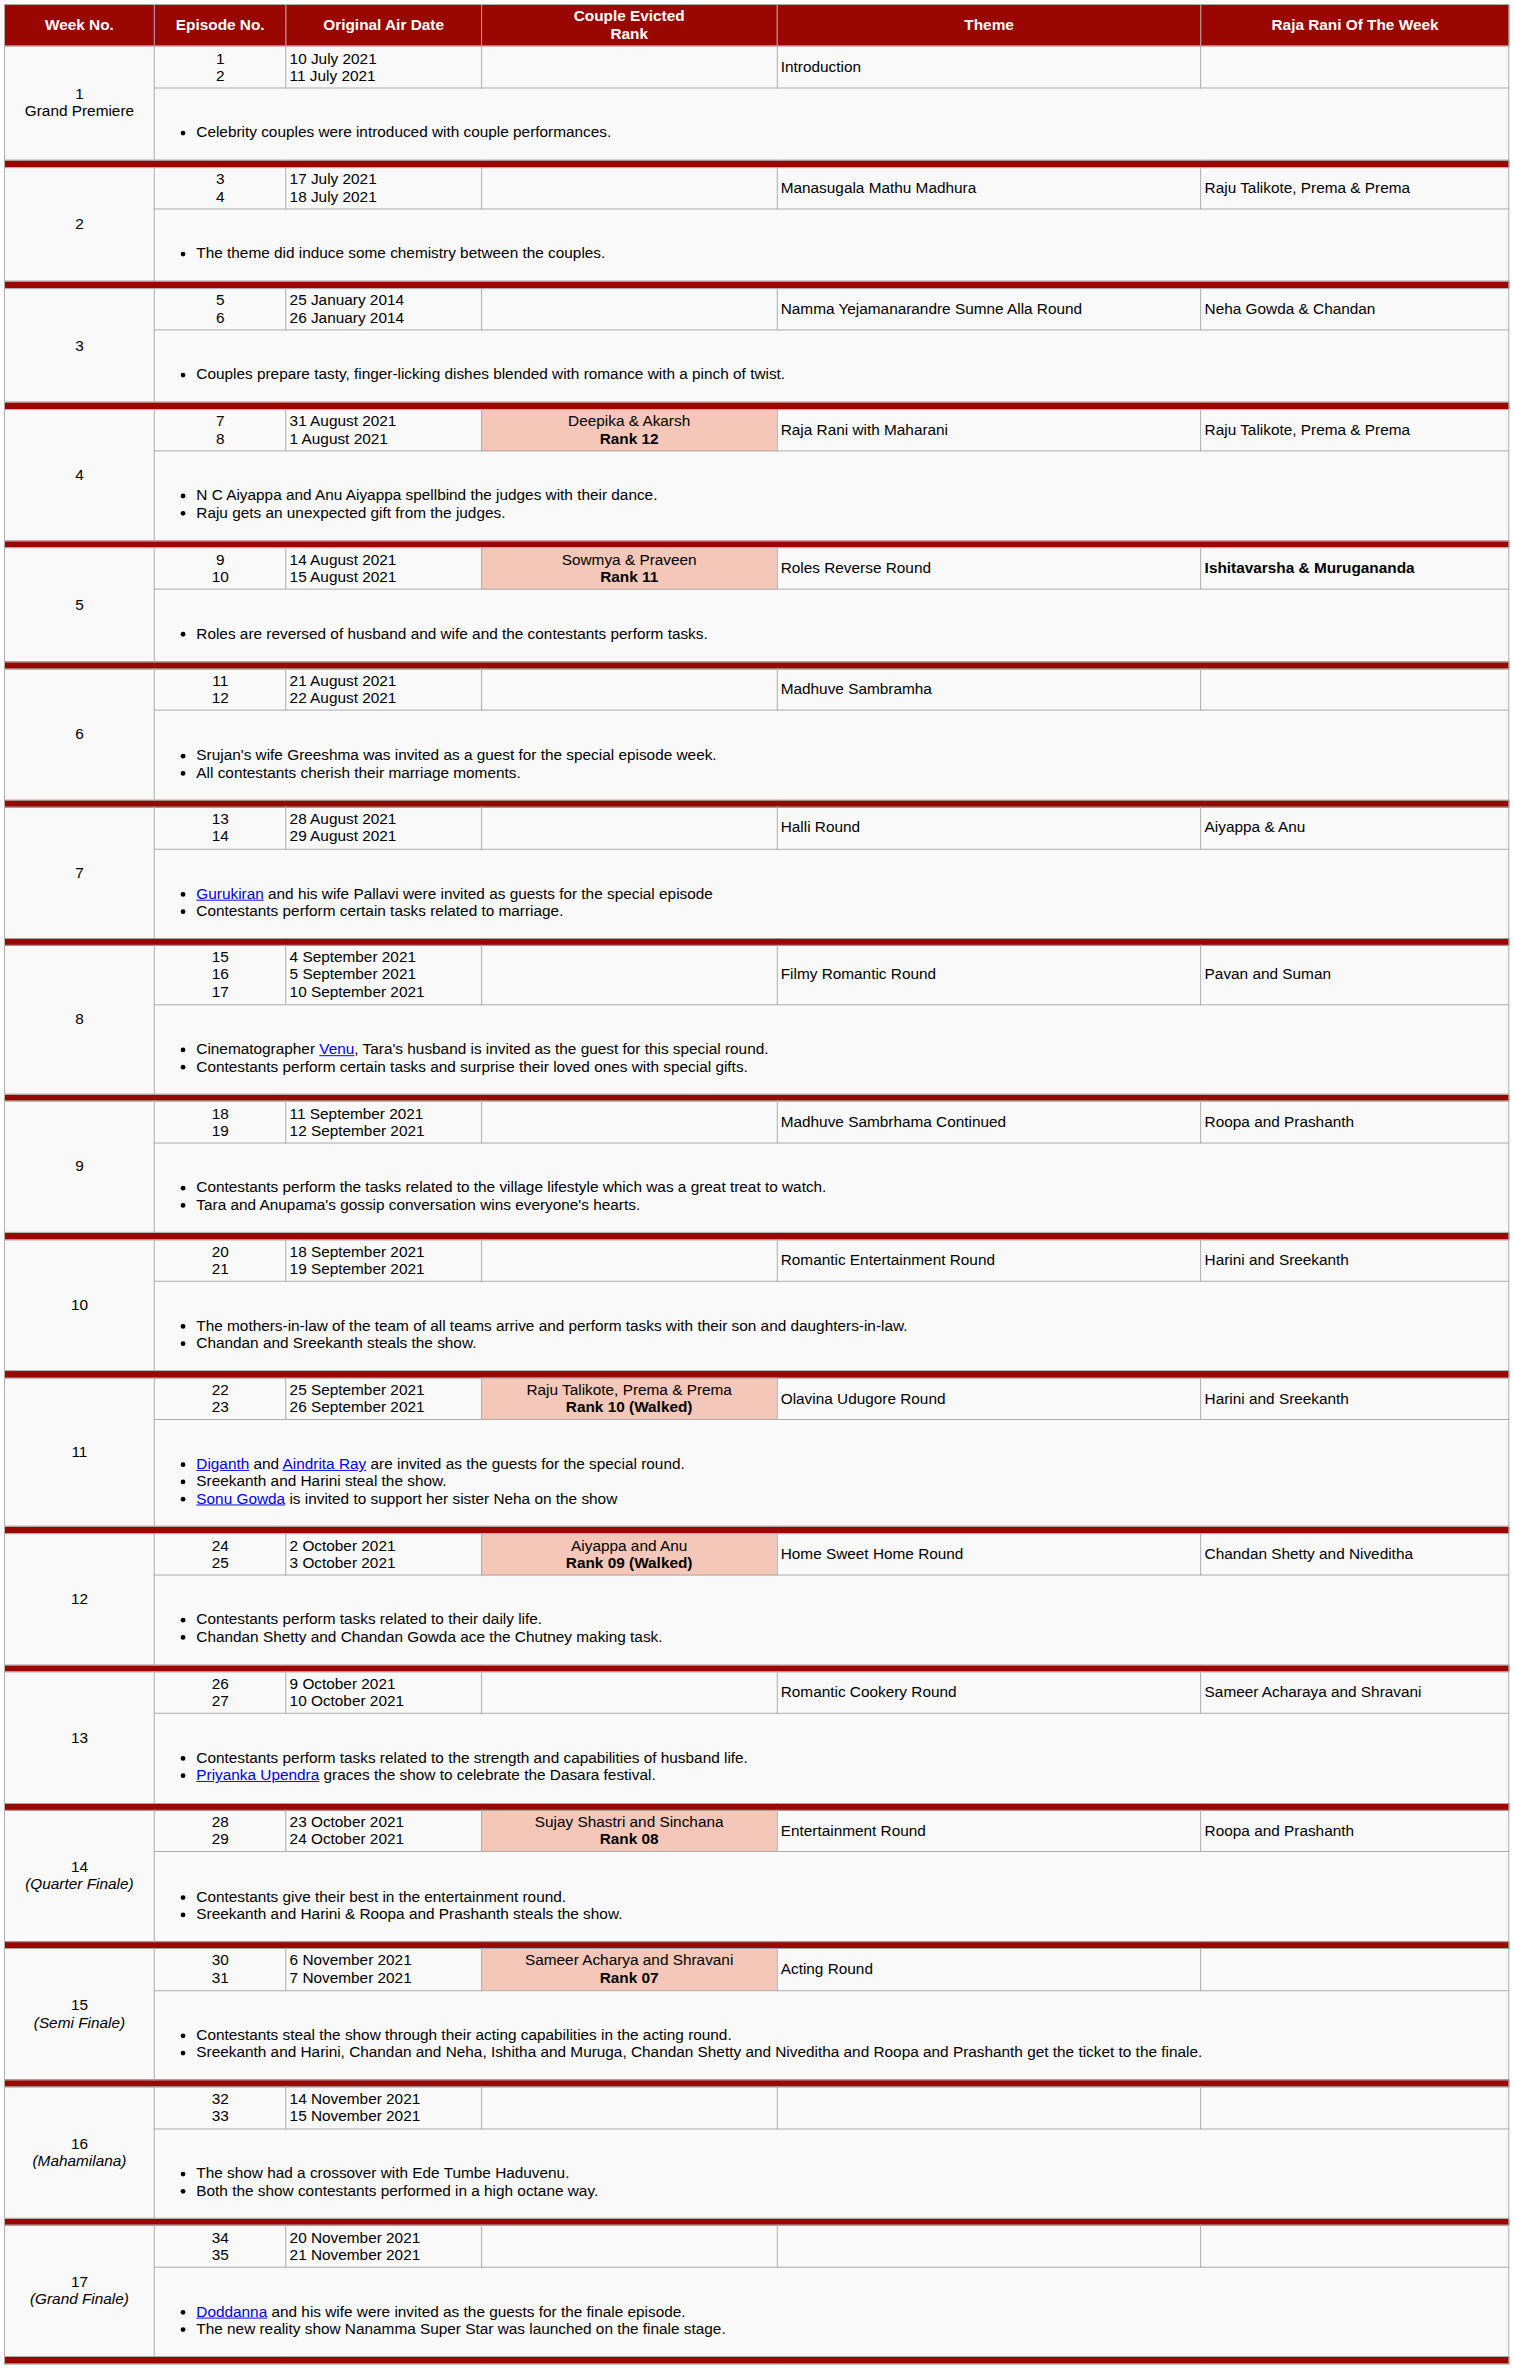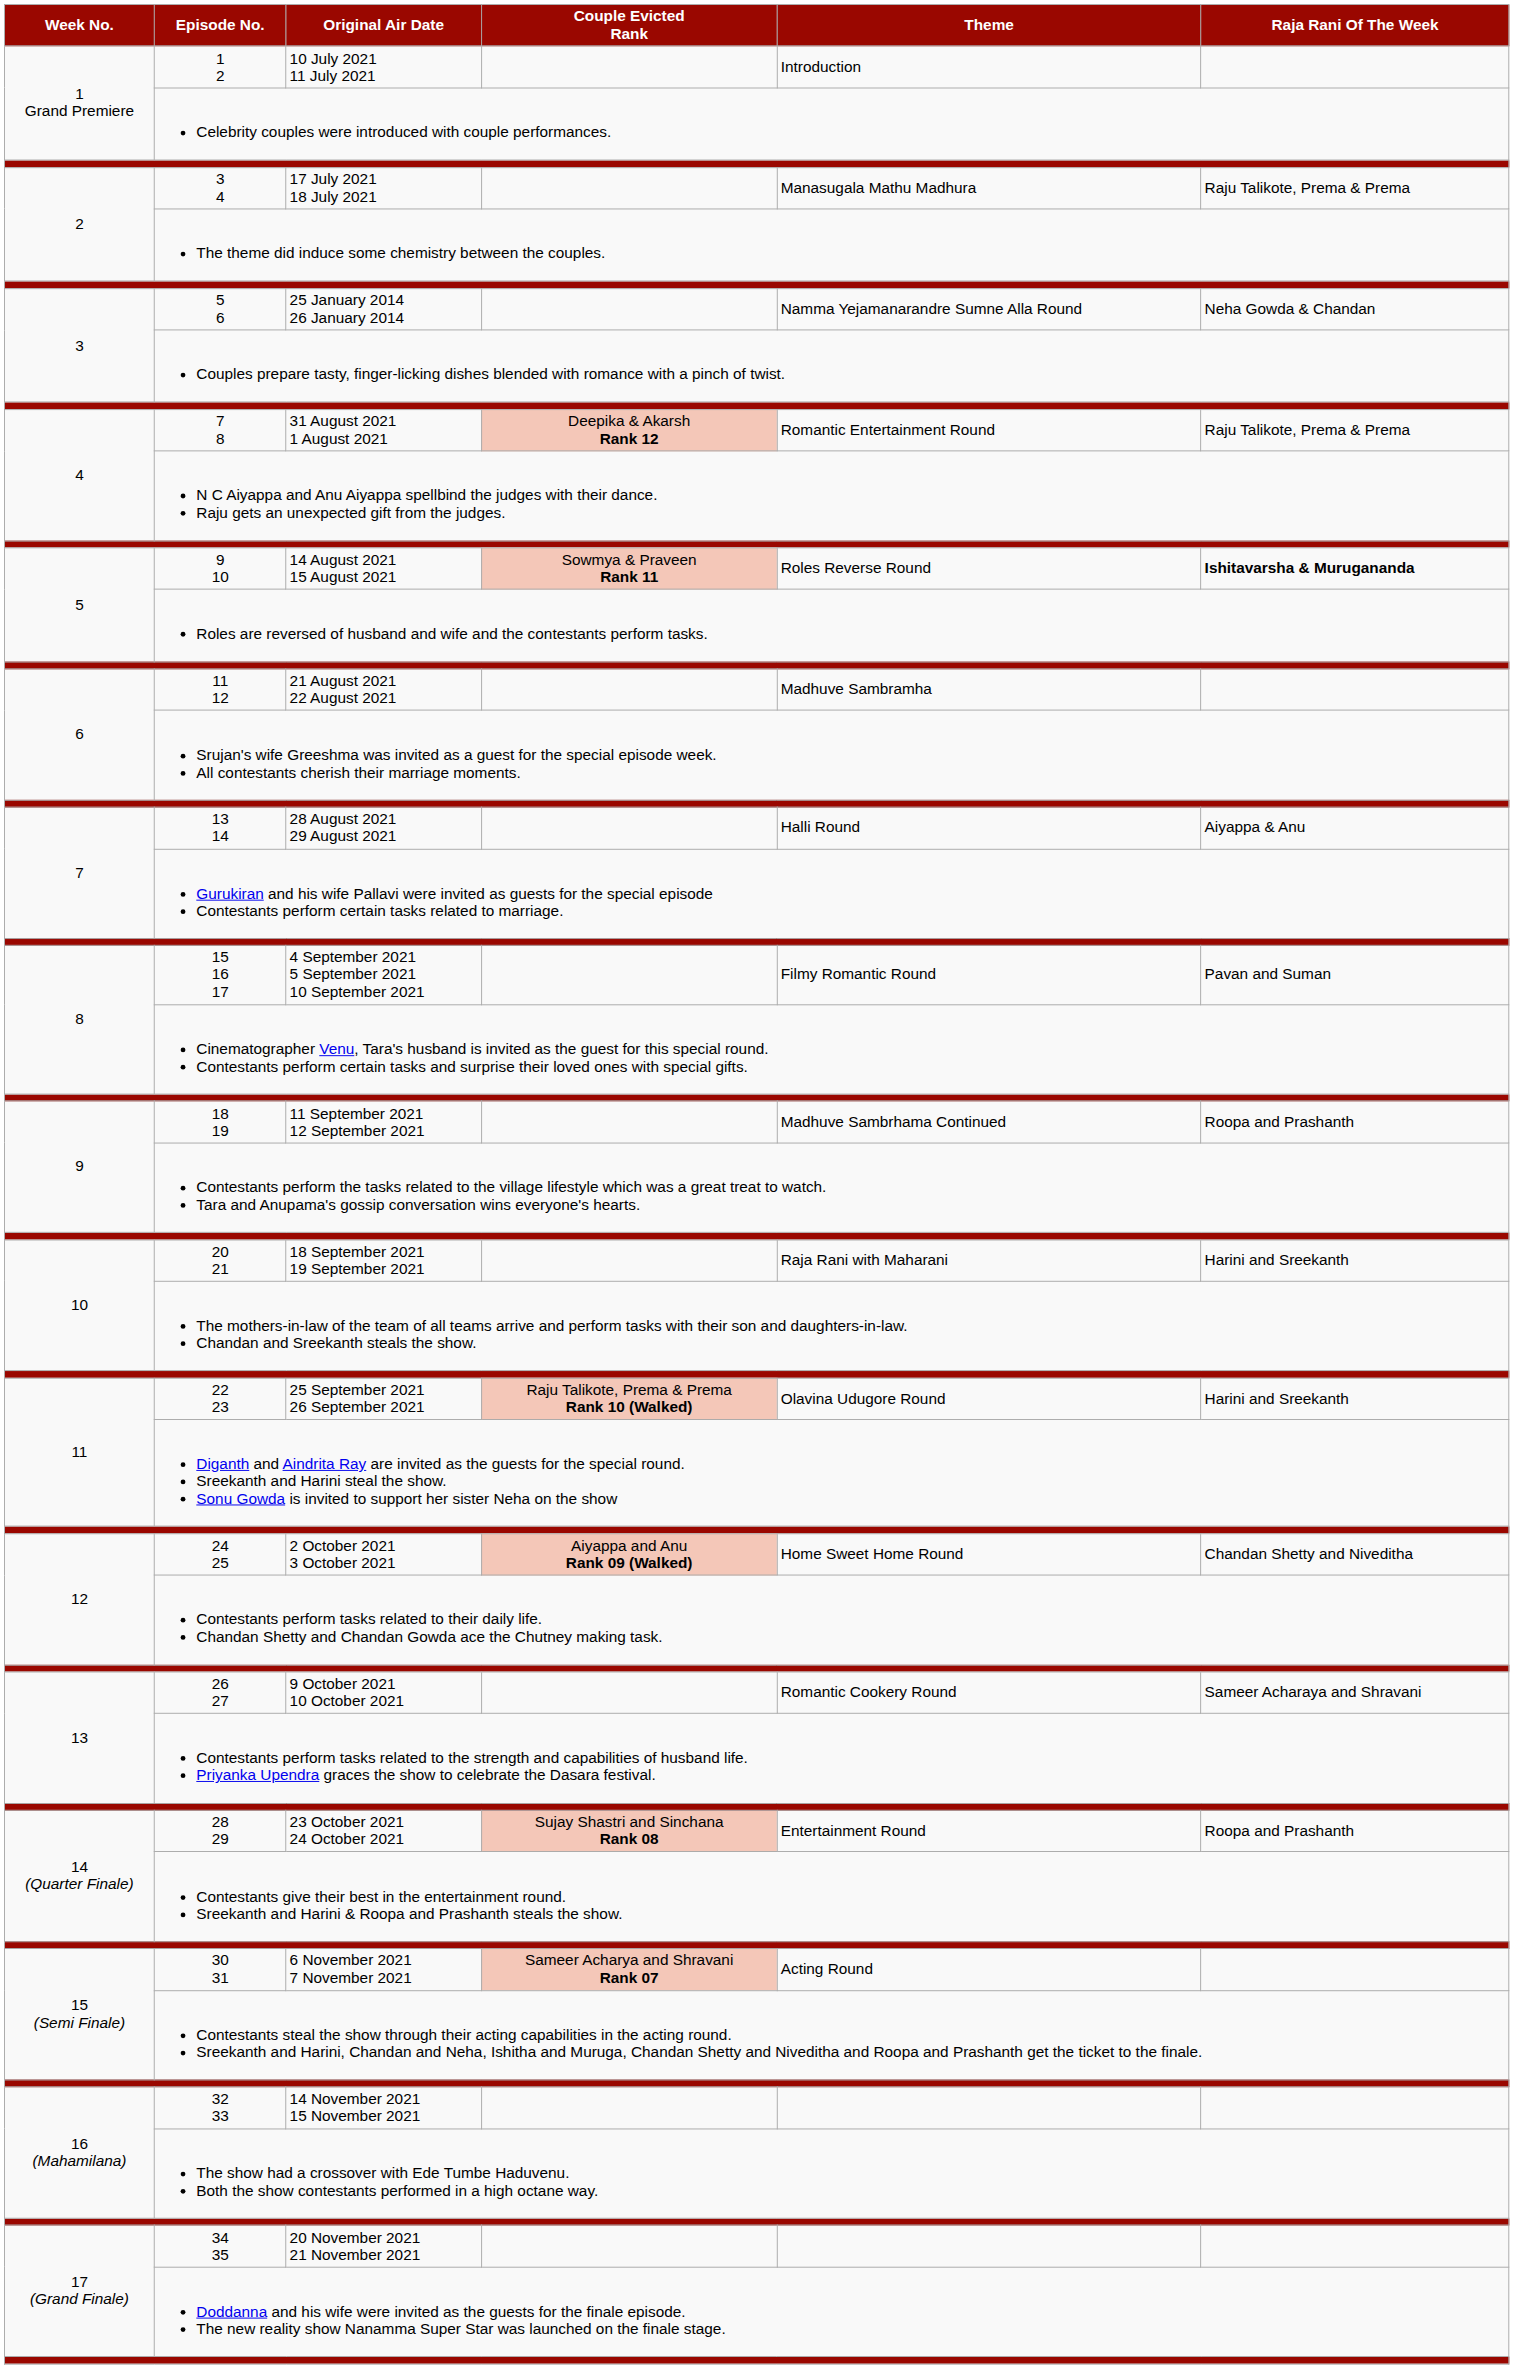(864, 430) Raja Rani with Maharani -> (888, 430) Romantic Entertainment Round
(888, 1260) Romantic Entertainment Round -> (864, 1260) Raja Rani with Maharani
